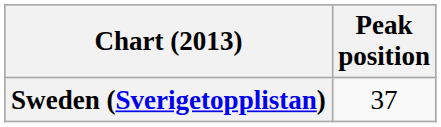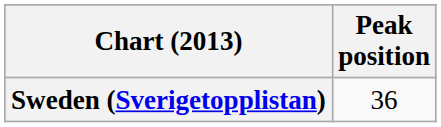(384, 99) 37 -> (384, 99) 36
